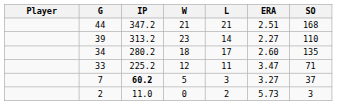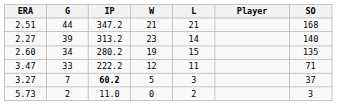columns swapped: (42, 11) <-> (269, 11)
(311, 39) 110 -> (311, 39) 140
(184, 53) 18 -> (152, 53) 19
(226, 53) 17 -> (194, 53) 15
(142, 66) 225.2 -> (110, 66) 222.2
